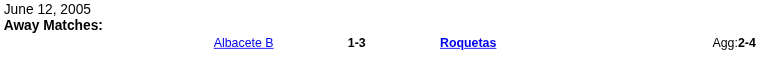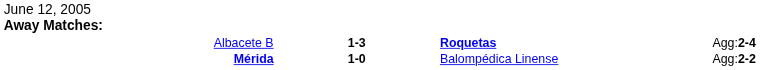+ row: (254, 59)
